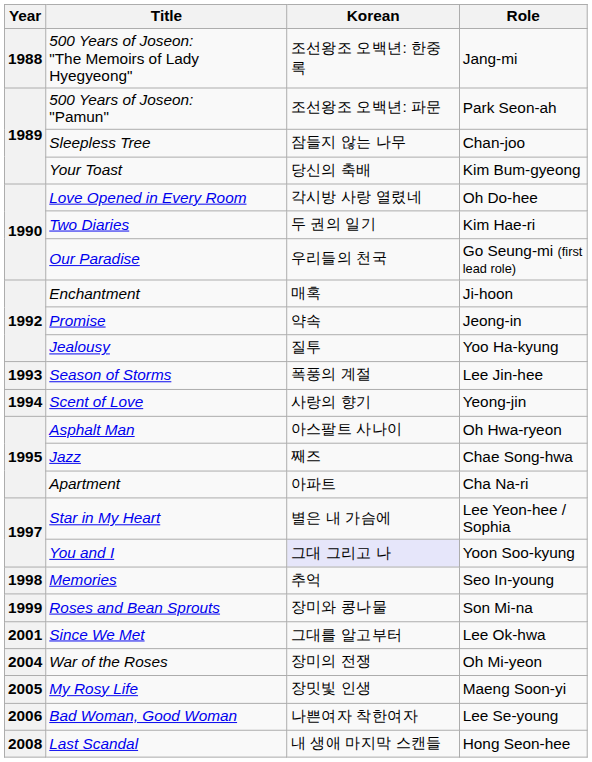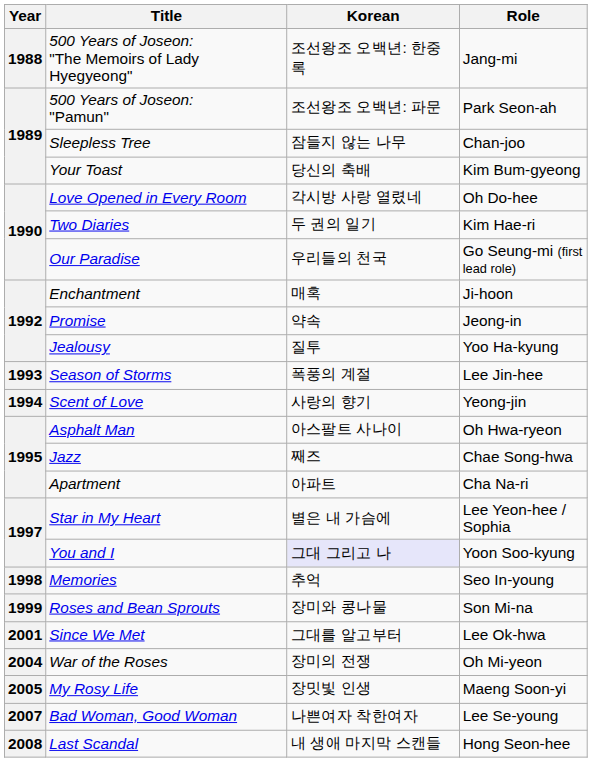(25, 716) 2006 -> (25, 716) 2007
